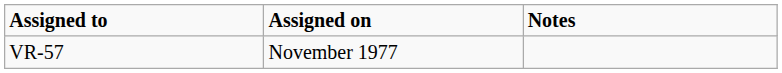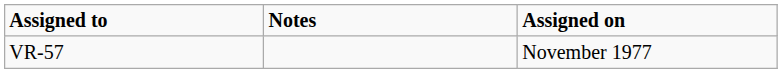columns swapped: (320, 20) <-> (552, 20)
